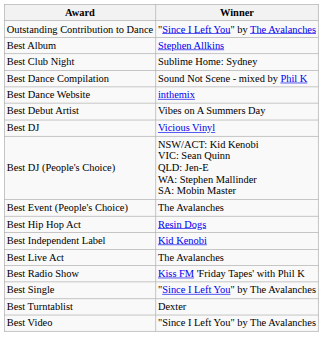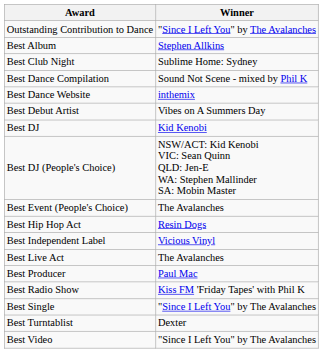(187, 128) Vicious Vinyl -> (182, 128) Kid Kenobi
(182, 240) Kid Kenobi -> (187, 240) Vicious Vinyl
+ row: (36, 273)
